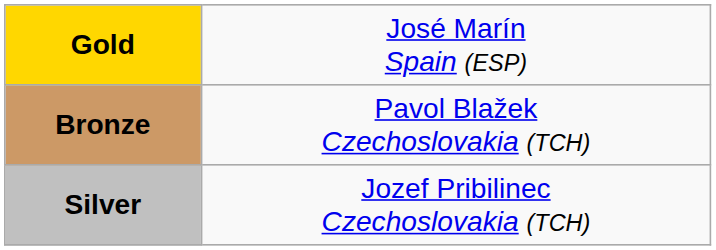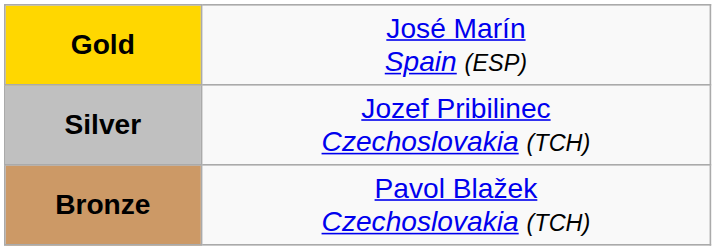rows swapped: (103, 204) <-> (103, 124)
